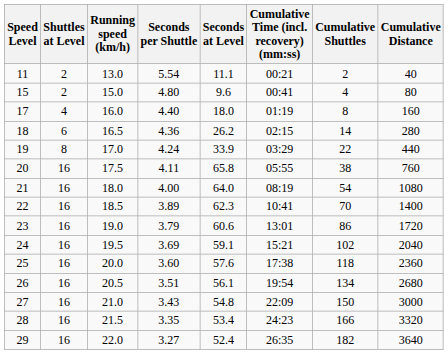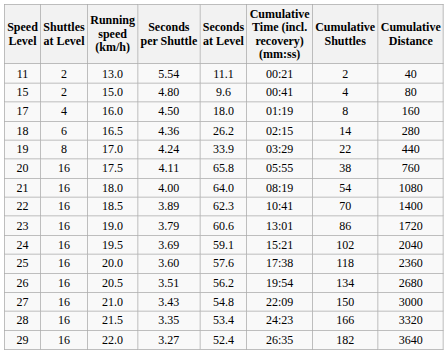(169, 111) 4.40 -> (169, 111) 4.50
(223, 282) 56.1 -> (223, 282) 56.2
